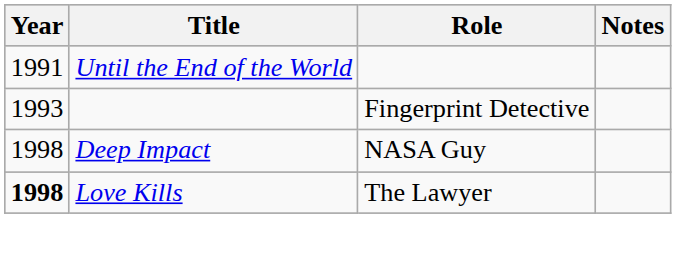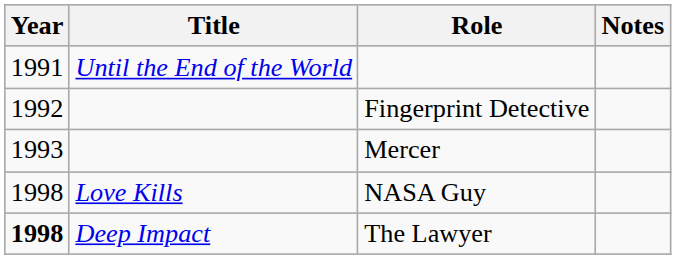(37, 108) 1993 -> (37, 108) 1992
+ row: (402, 150)
(143, 150) Deep Impact -> (129, 191) Love Kills
(129, 191) Love Kills -> (143, 233) Deep Impact
